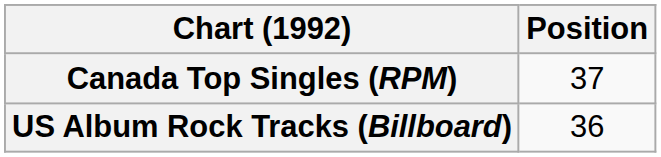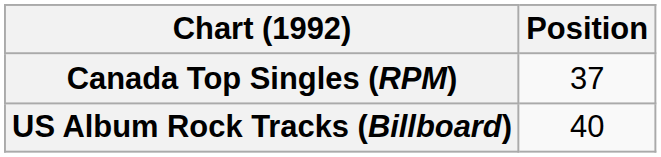(587, 126) 36 -> (587, 126) 40
